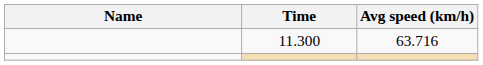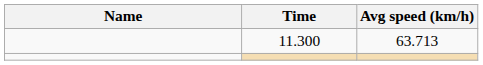(417, 41) 63.716 -> (417, 41) 63.713
